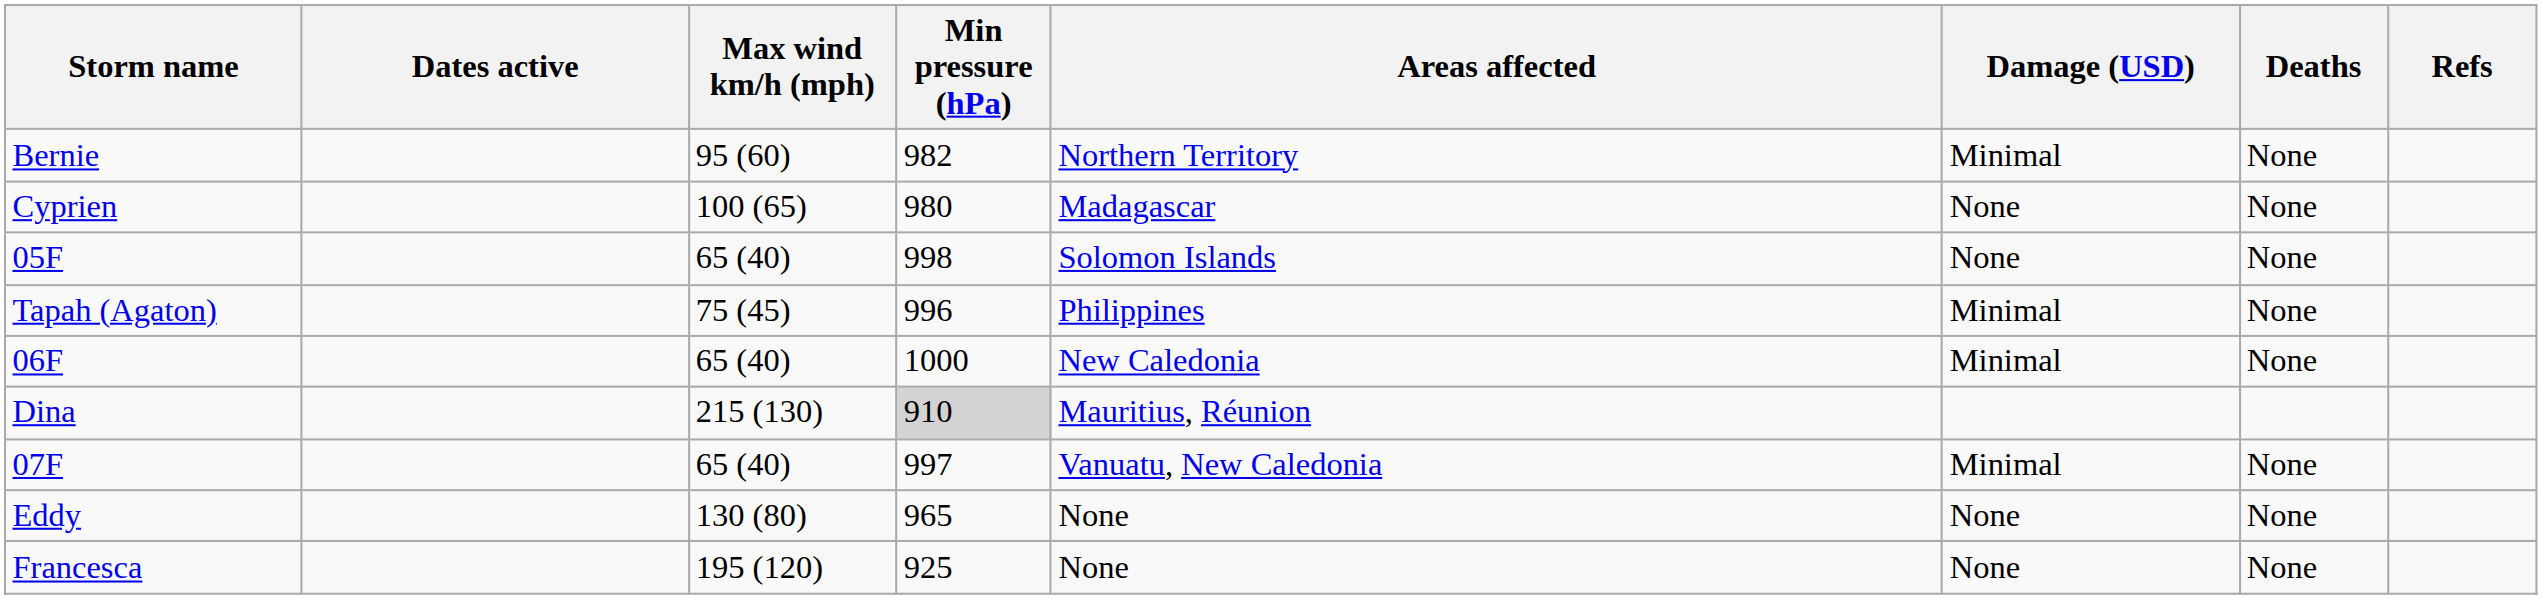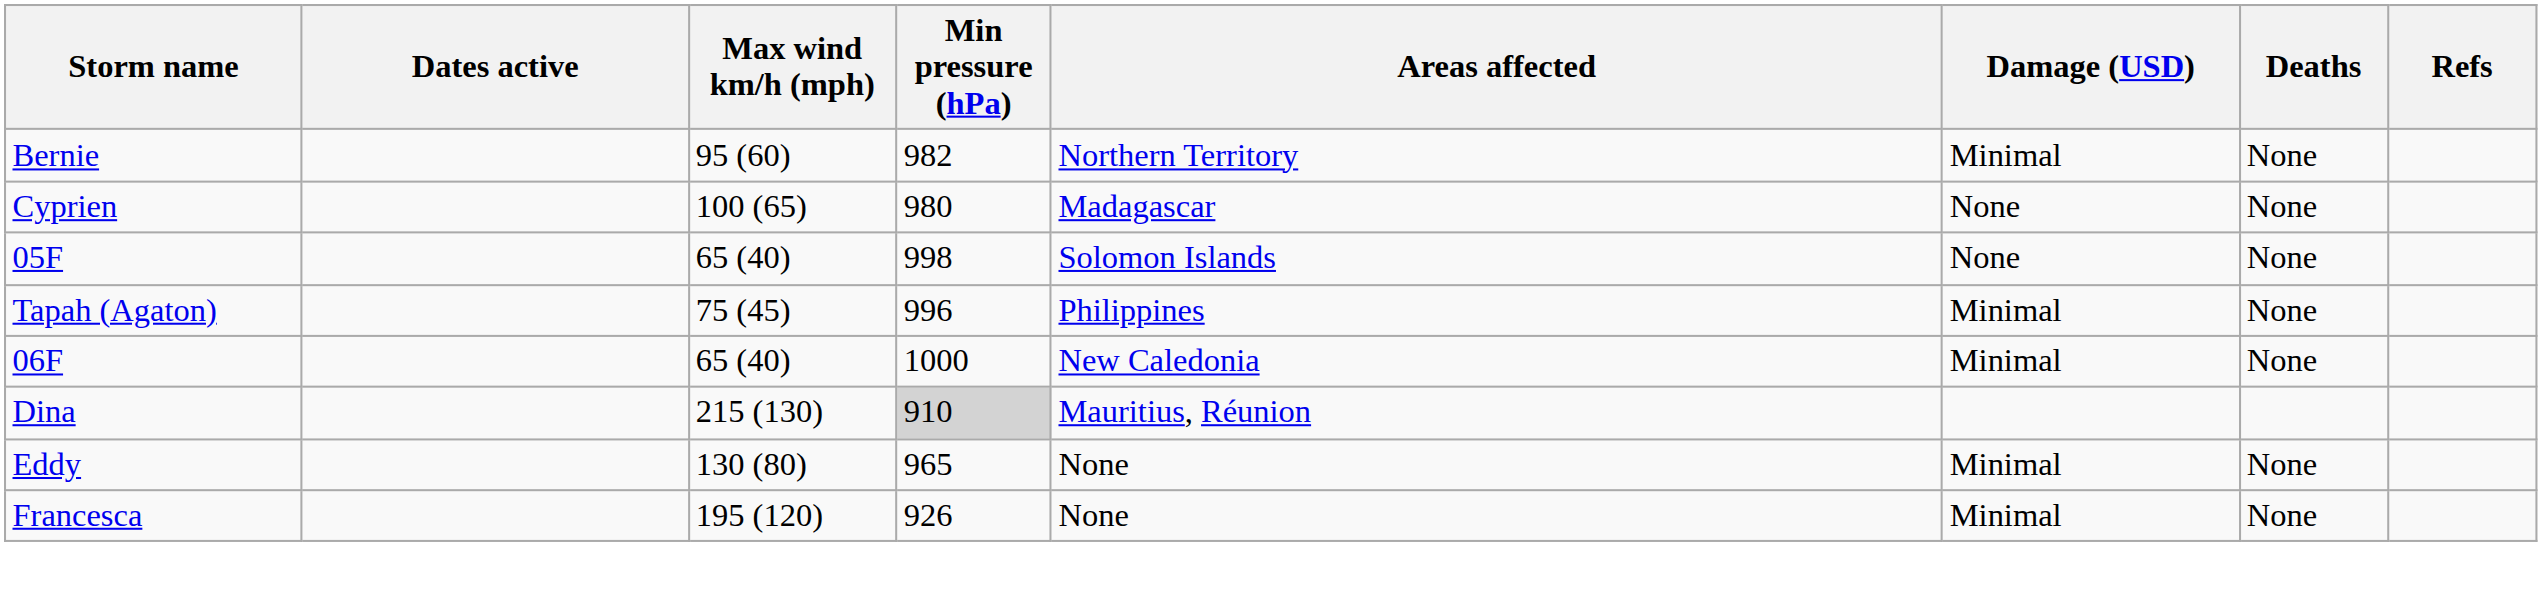- row: (38, 463)
(1985, 515) None -> (2006, 463) Minimal
(928, 566) 925 -> (928, 515) 926
(1985, 566) None -> (2006, 515) Minimal
